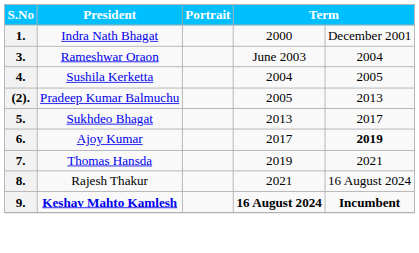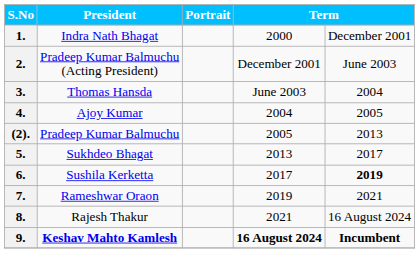+ row: (21, 63)
(110, 56) Rameshwar Oraon -> (110, 92) Thomas Hansda
(110, 77) Sushila Kerketta -> (110, 112) Ajoy Kumar
(110, 139) Ajoy Kumar -> (110, 175) Sushila Kerketta
(110, 160) Thomas Hansda -> (110, 196) Rameshwar Oraon
